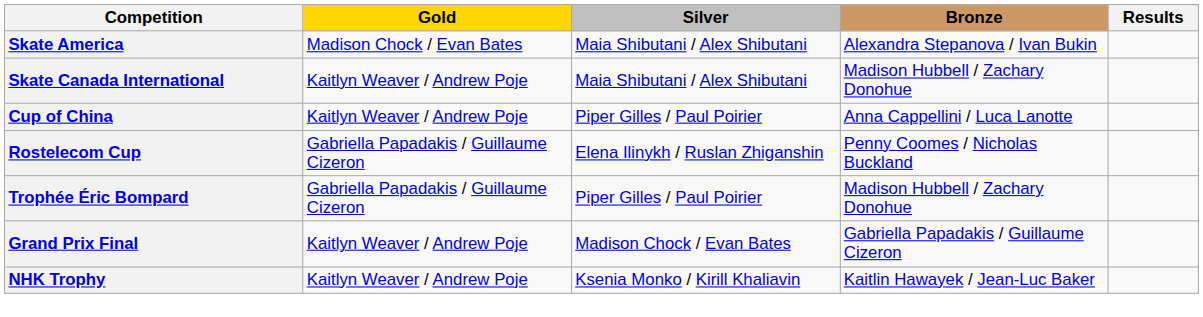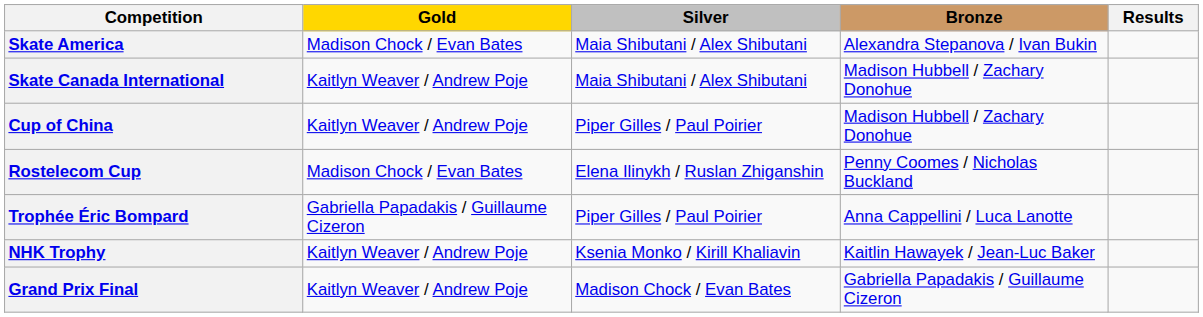(958, 116) Anna Cappellini / Luca Lanotte -> (944, 126) Madison Hubbell / Zachary Donohue
(427, 152) Gabriella Papadakis / Guillaume Cizeron -> (415, 171) Madison Chock / Evan Bates
(944, 198) Madison Hubbell / Zachary Donohue -> (958, 217) Anna Cappellini / Luca Lanotte
rows swapped: (57, 279) <-> (73, 243)
